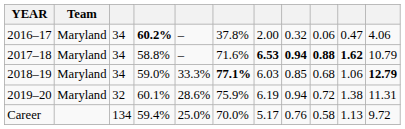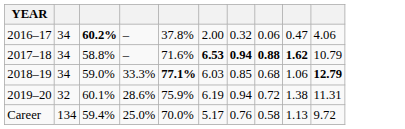- column: (82, 14)
